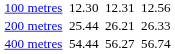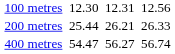(84, 44) 54.44 -> (84, 44) 54.47
